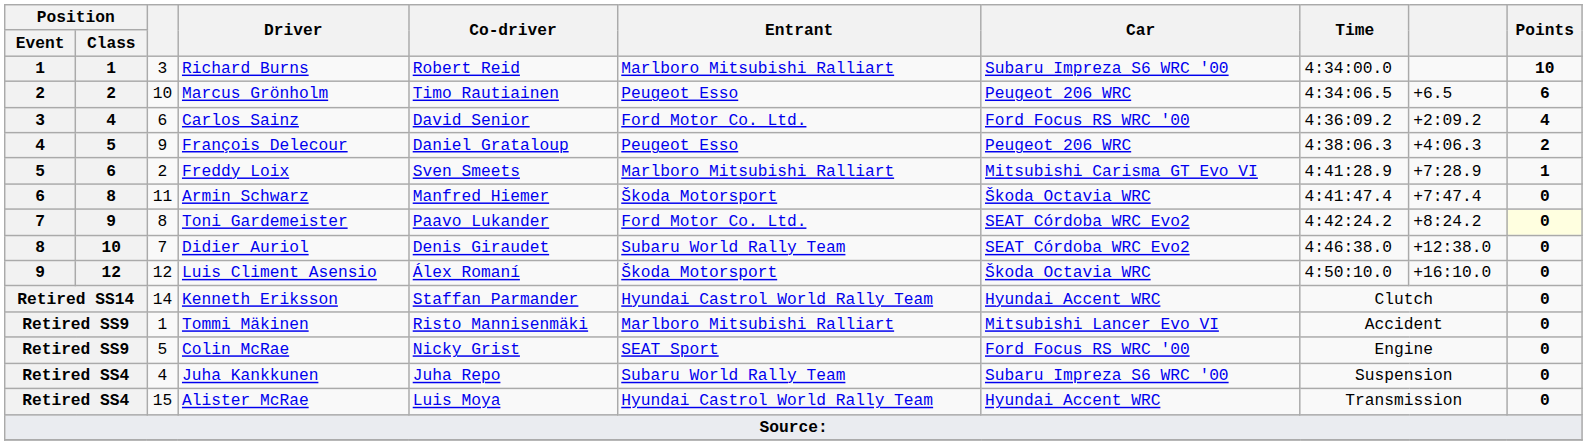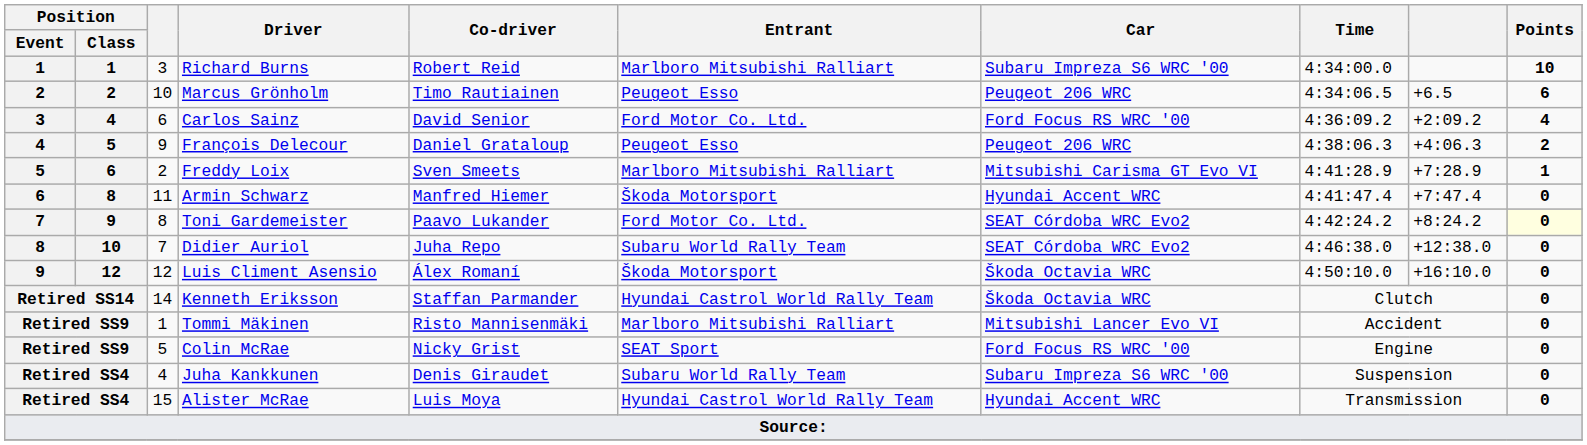(1068, 197) Škoda Octavia WRC -> (1073, 197) Hyundai Accent WRC
(481, 248) Denis Giraudet -> (457, 248) Juha Repo
(1073, 299) Hyundai Accent WRC -> (1068, 299) Škoda Octavia WRC
(457, 376) Juha Repo -> (481, 376) Denis Giraudet
